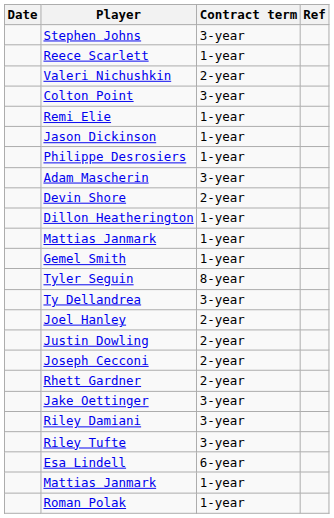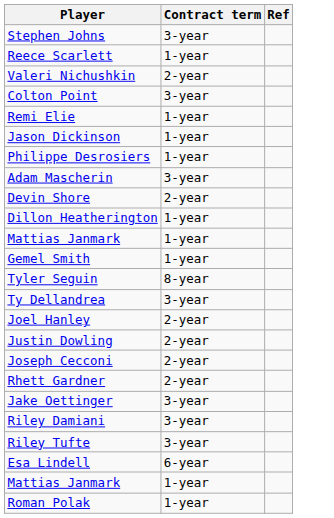- column: (22, 15)
